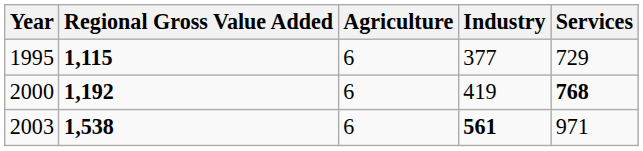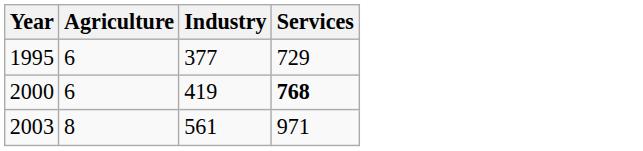- column: (199, 22)
(349, 127) 6 -> (70, 127) 8
(480, 127) bold -> (201, 127) normal
